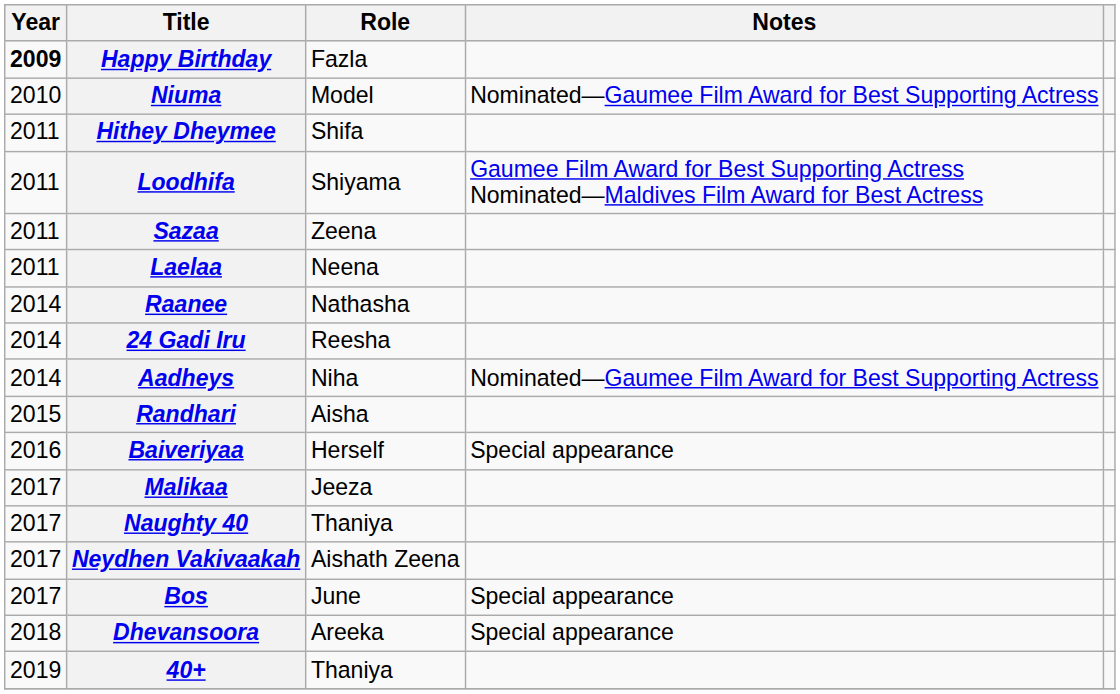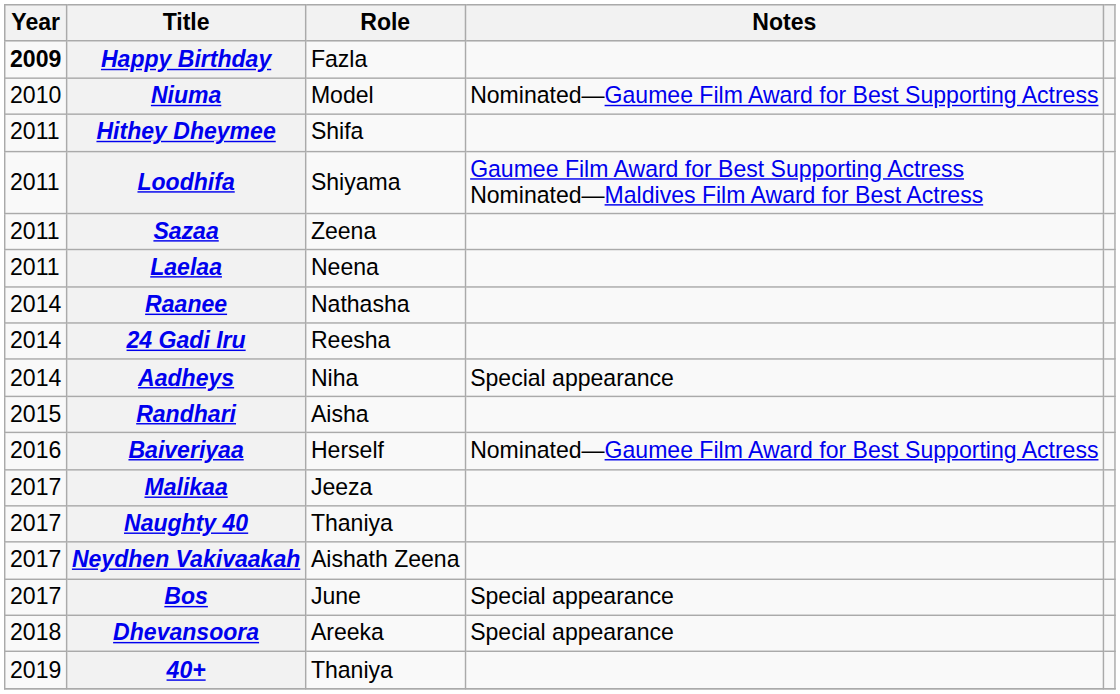(784, 377) Nominated—Gaumee Film Award for Best Supporting Actress -> (572, 377) Special appearance
(572, 450) Special appearance -> (784, 450) Nominated—Gaumee Film Award for Best Supporting Actress
